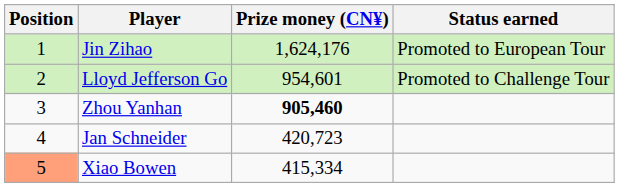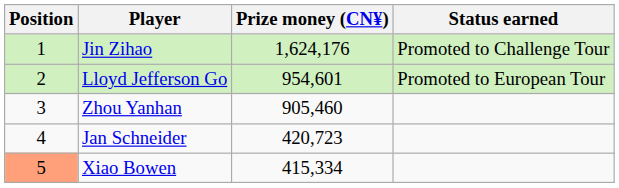(501, 49) Promoted to European Tour -> (503, 49) Promoted to Challenge Tour
(503, 78) Promoted to Challenge Tour -> (501, 78) Promoted to European Tour
(312, 108) bold -> (312, 108) normal
